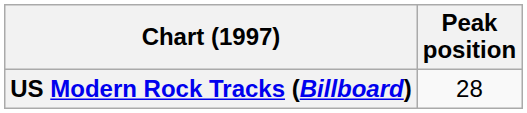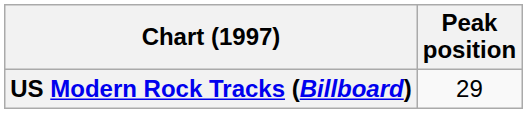(469, 88) 28 -> (469, 88) 29
